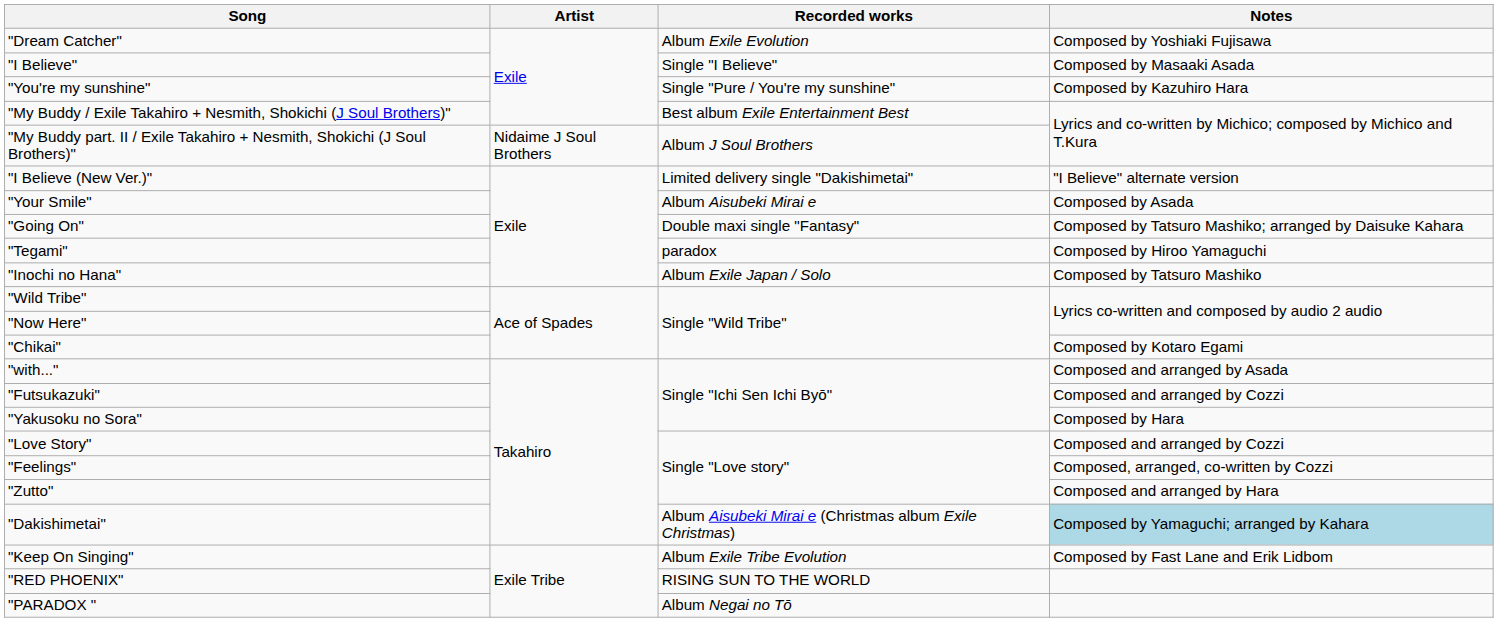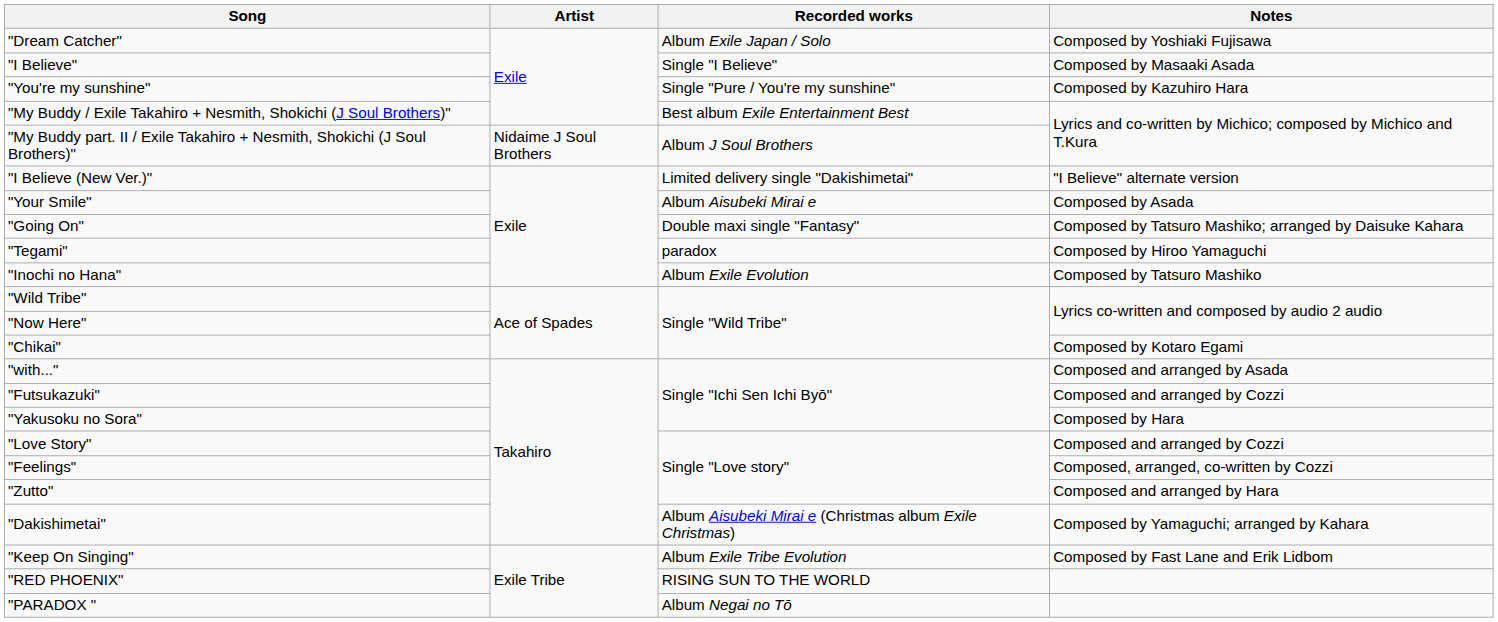(735, 40) Album Exile Evolution -> (746, 40) Album Exile Japan / Solo
(746, 274) Album Exile Japan / Solo -> (735, 274) Album Exile Evolution
(1211, 524) lightblue background -> (1211, 524) no background
